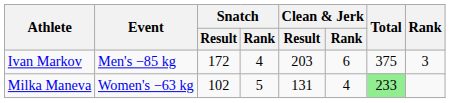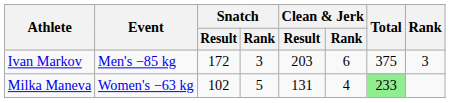(259, 62) 4 -> (259, 62) 3
